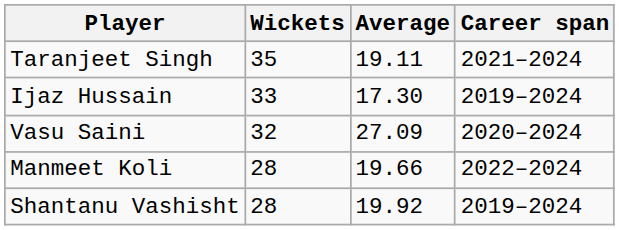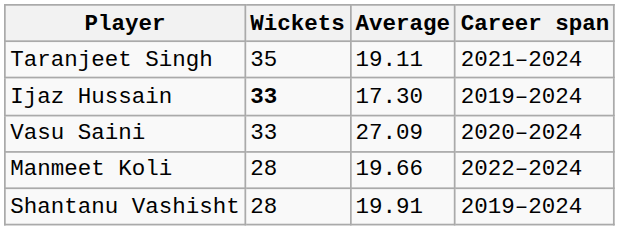(264, 97) normal -> (264, 97) bold
(264, 133) 32 -> (264, 133) 33
(389, 206) 19.92 -> (389, 206) 19.91
